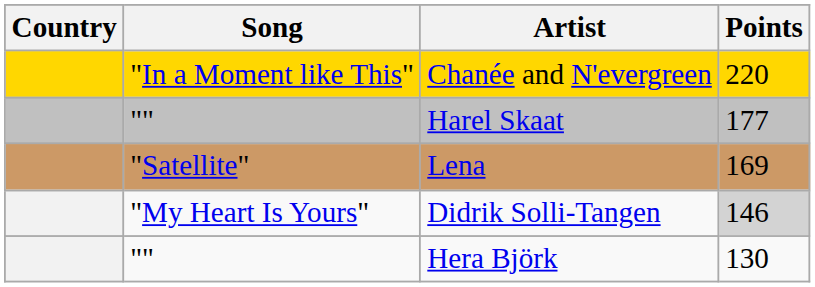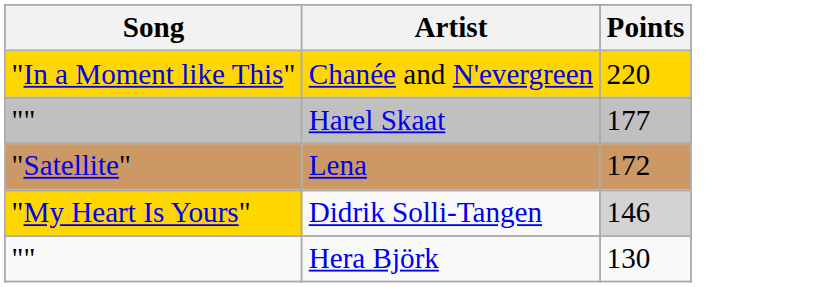- column: (64, 27)
(747, 166) 169 -> (628, 166) 172
(250, 212) no background -> (131, 212) gold background
